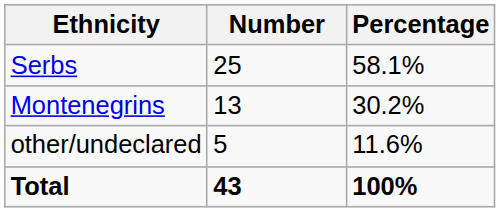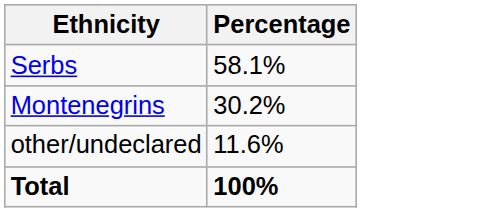- column: (277, 24)
